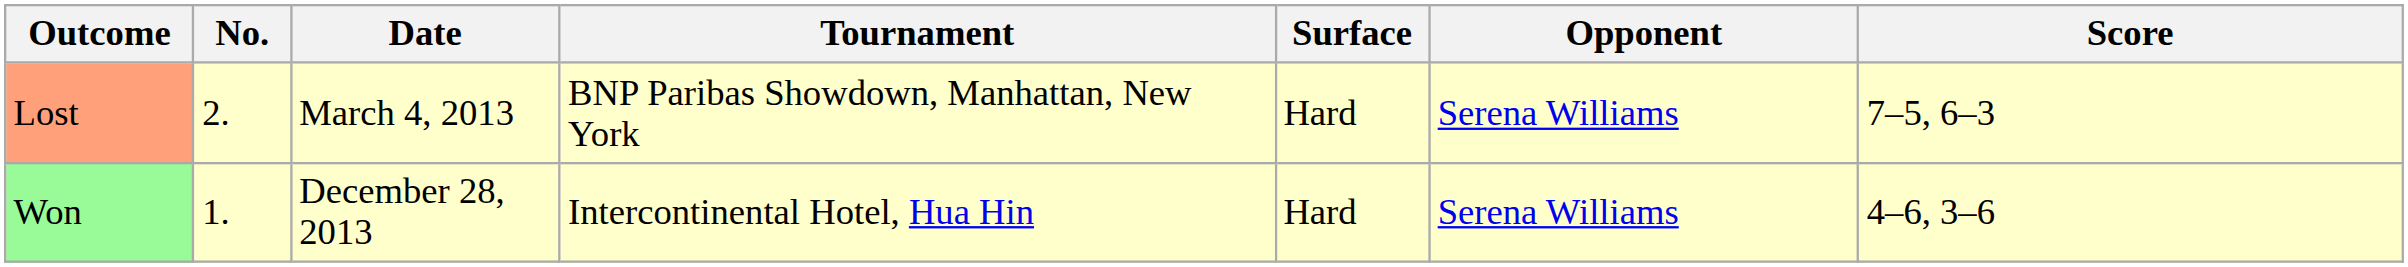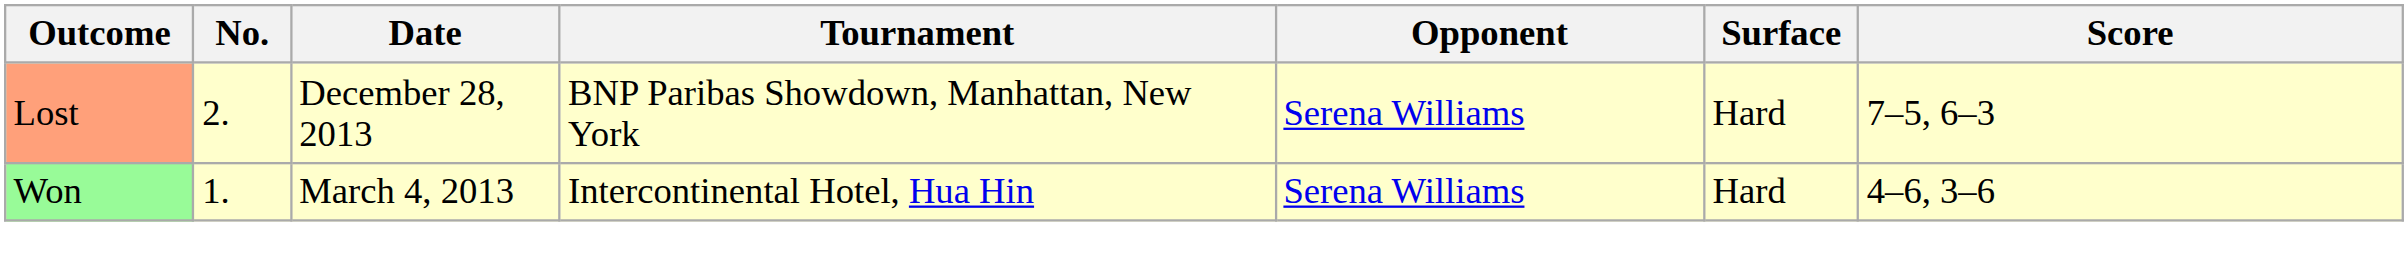columns swapped: (1352, 33) <-> (1644, 33)
(407, 112) March 4, 2013 -> (402, 112) December 28, 2013
(402, 211) December 28, 2013 -> (407, 190) March 4, 2013
